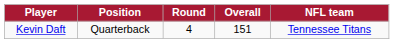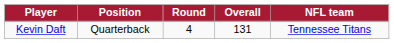(243, 30) 151 -> (243, 30) 131
